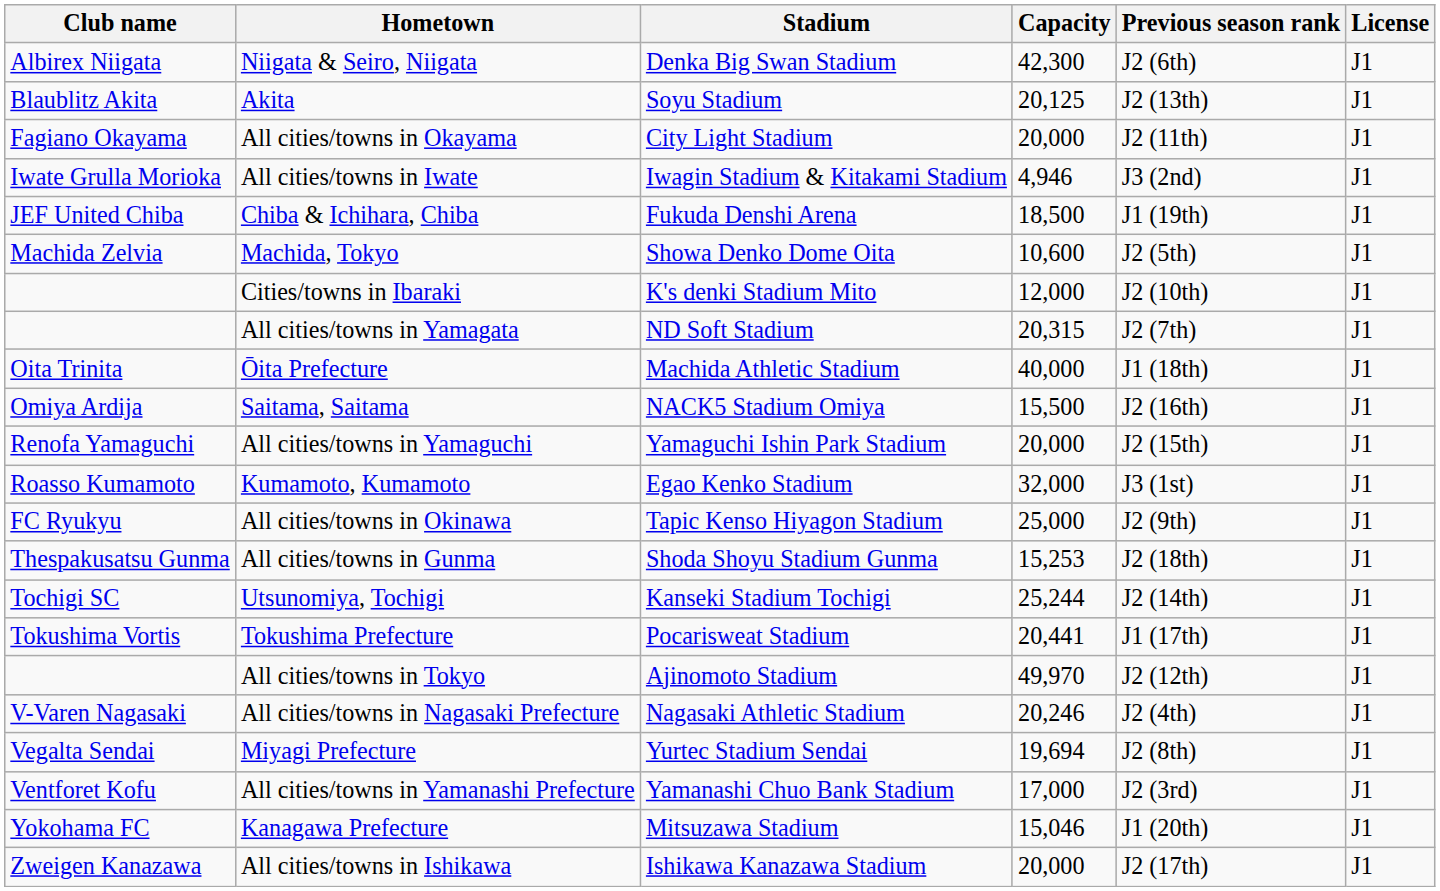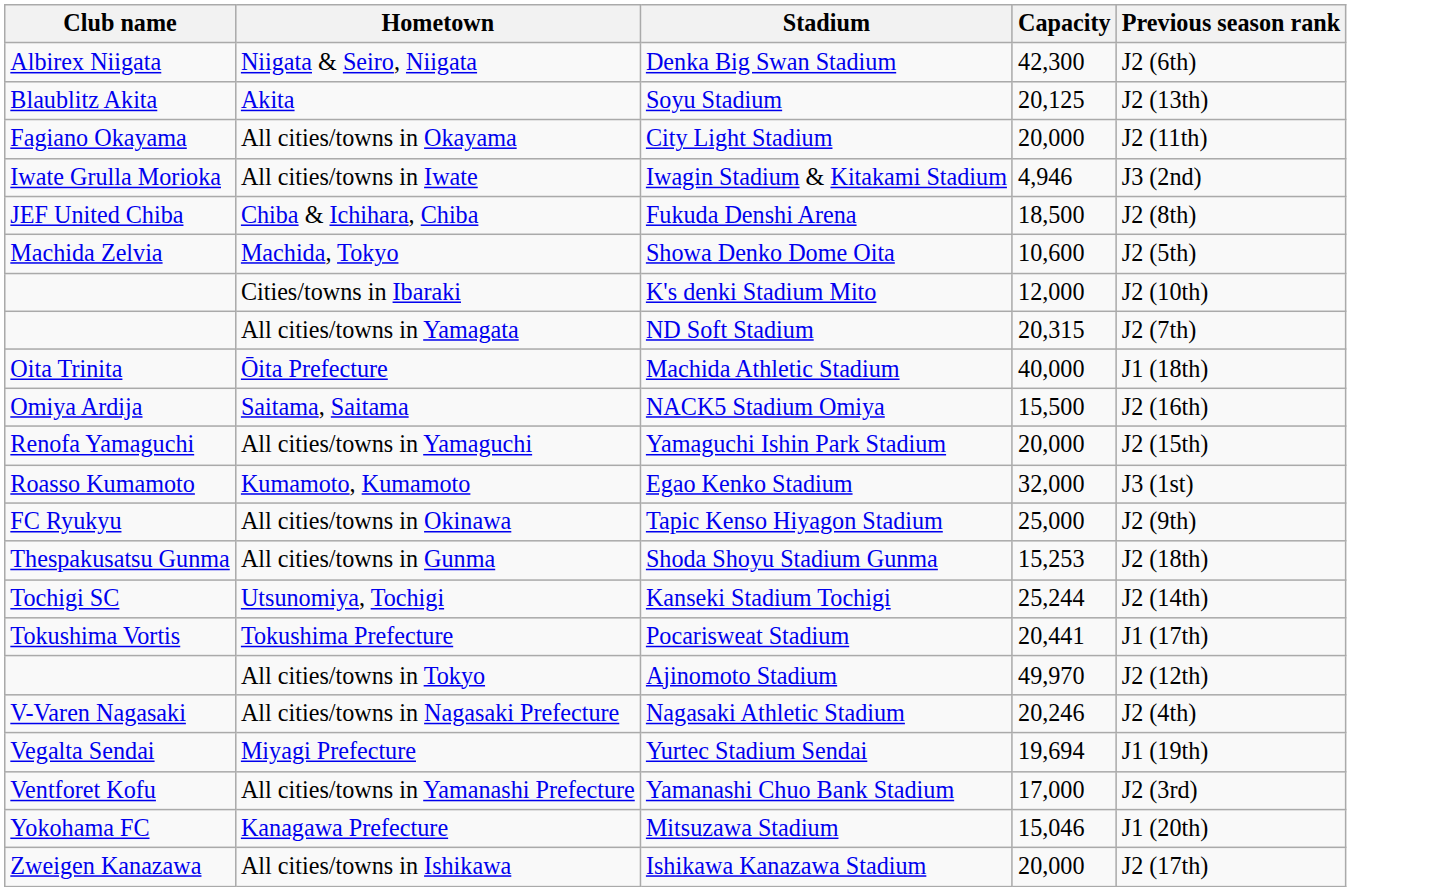- column: (1390, 23)
(1165, 215) J1 (19th) -> (1159, 215) J2 (8th)
(1159, 751) J2 (8th) -> (1165, 751) J1 (19th)
